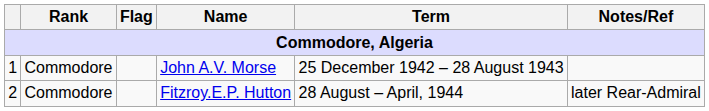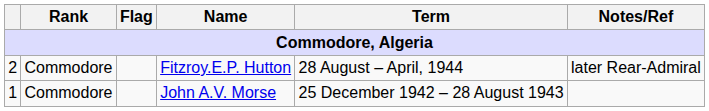rows swapped: (218, 67) <-> (226, 93)
